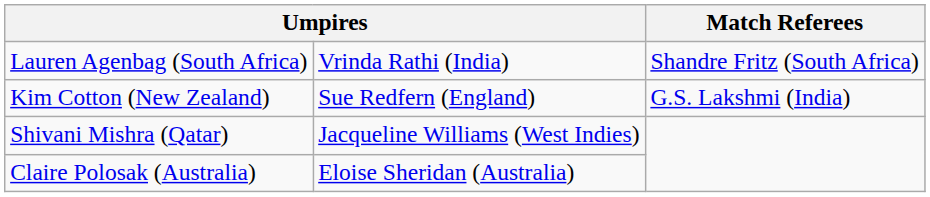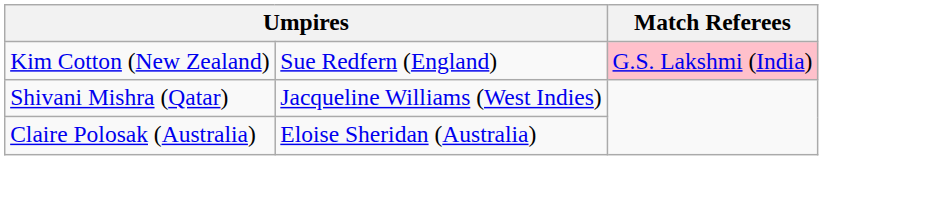- row: (159, 60)
(750, 97) no background -> (712, 60) pink background
